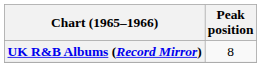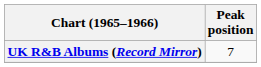(231, 51) 8 -> (231, 51) 7
